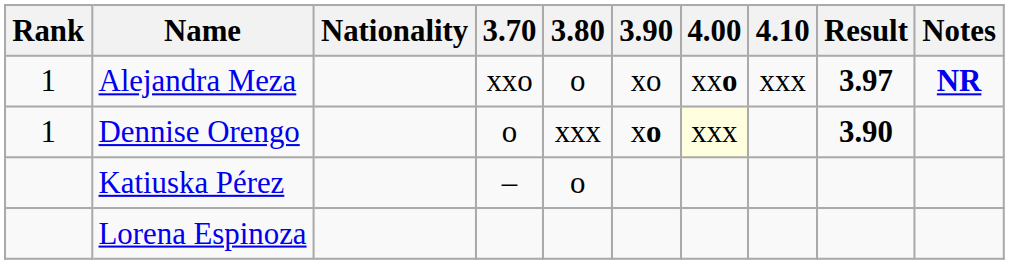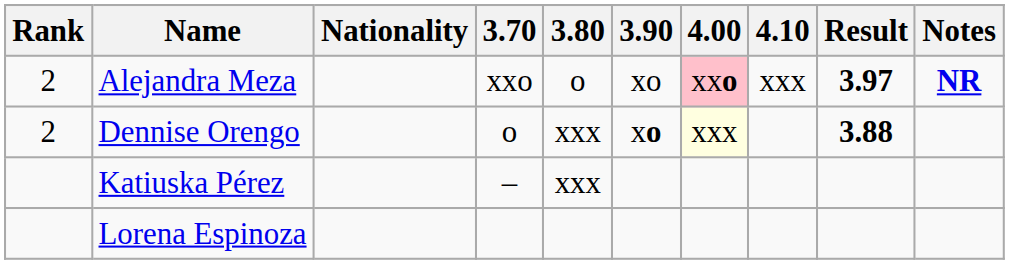(48, 81) 1 -> (48, 81) 2
(714, 81) no background -> (714, 81) pink background
(48, 131) 1 -> (48, 131) 2
(866, 131) 3.90 -> (866, 131) 3.88
(578, 182) o -> (578, 182) xxx
